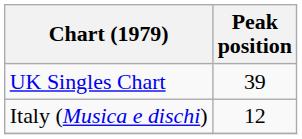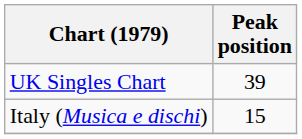(255, 116) 12 -> (255, 116) 15
